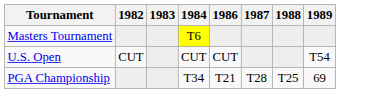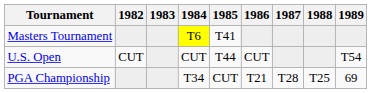+ column: (225, 15)
